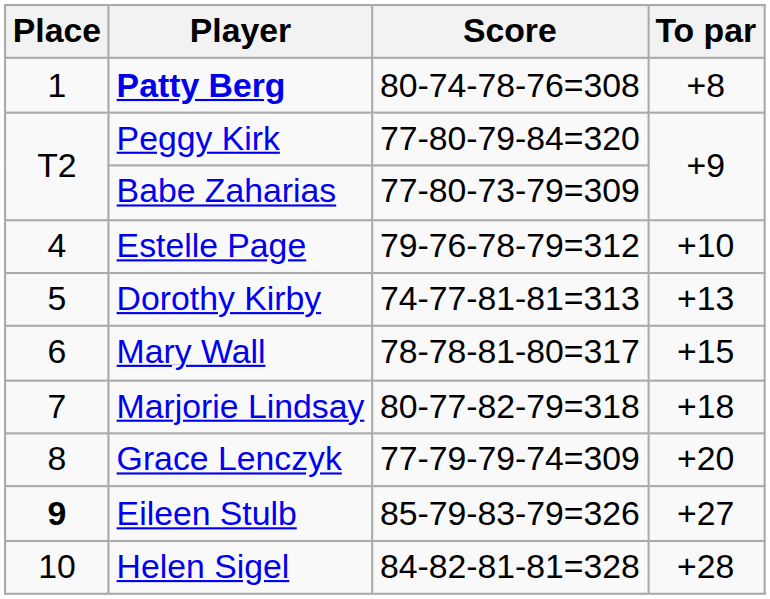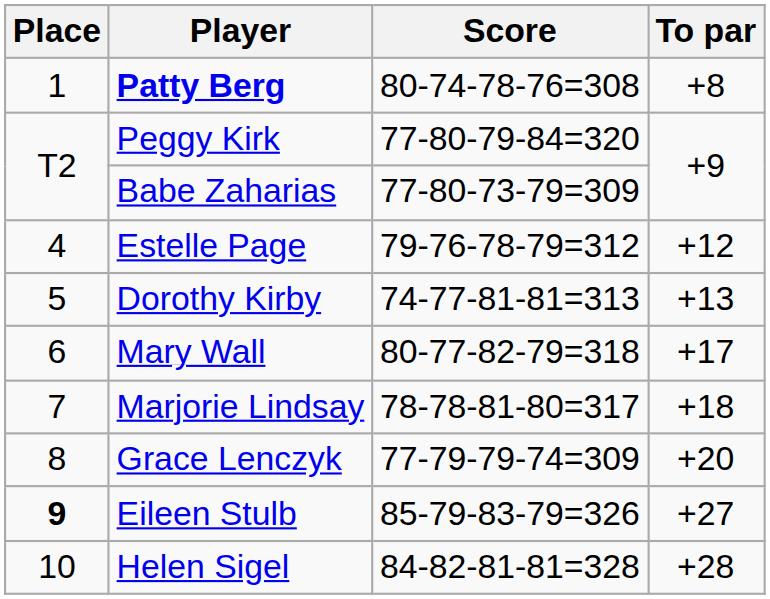(706, 245) +10 -> (706, 245) +12
(510, 352) 78-78-81-80=317 -> (510, 352) 80-77-82-79=318
(706, 352) +15 -> (706, 352) +17
(510, 406) 80-77-82-79=318 -> (510, 406) 78-78-81-80=317
